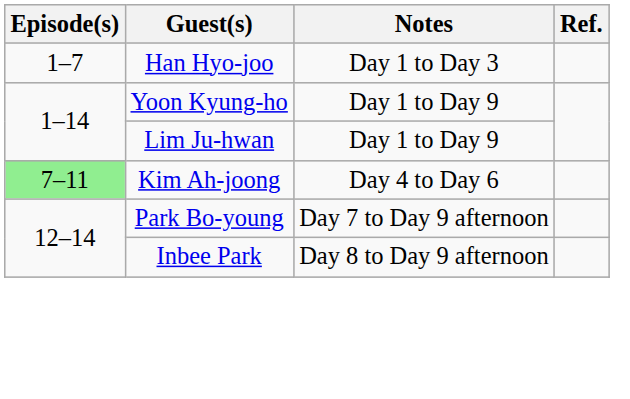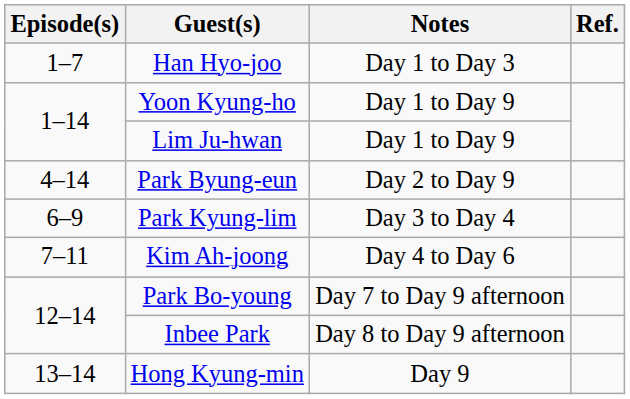+ row: (217, 179)
+ row: (217, 218)
(65, 179) lightgreen background -> (65, 256) no background
+ row: (217, 373)
